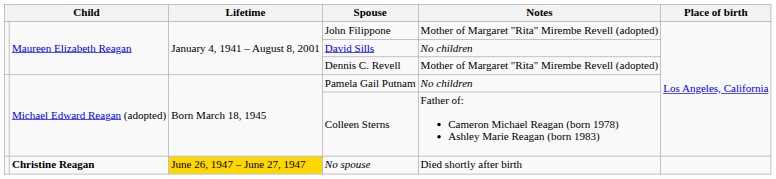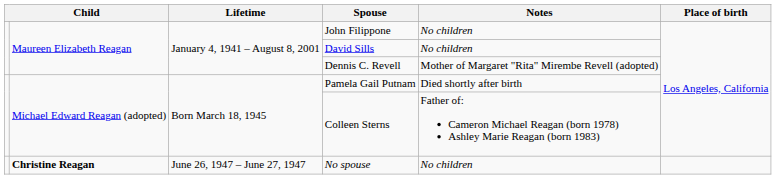(539, 30) Mother of Margaret "Rita" Mirembe Revell (adopted) -> (447, 30) No children
(447, 83) No children -> (471, 83) Died shortly after birth
(238, 165) gold background -> (238, 165) no background
(471, 165) Died shortly after birth -> (447, 165) No children
